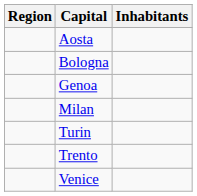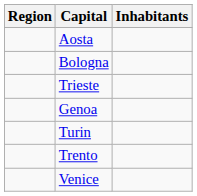+ row: (79, 86)
- row: (76, 109)
